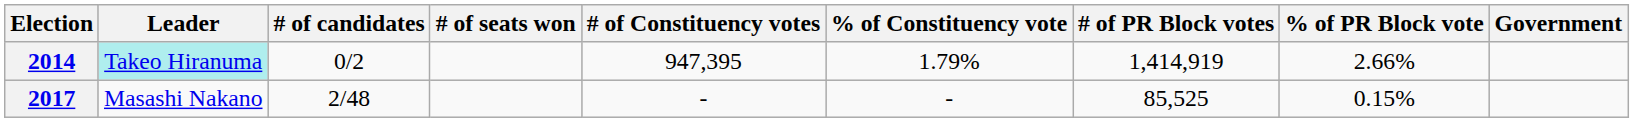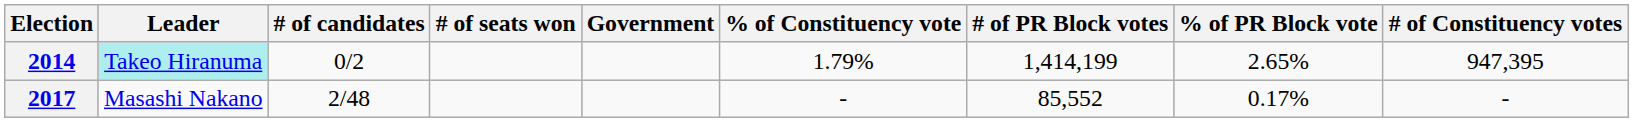columns swapped: (703, 23) <-> (1558, 23)
(1176, 60) 1,414,919 -> (1070, 60) 1,414,199
(1384, 60) 2.66% -> (1278, 60) 2.65%
(1176, 98) 85,525 -> (1070, 98) 85,552
(1384, 98) 0.15% -> (1278, 98) 0.17%
